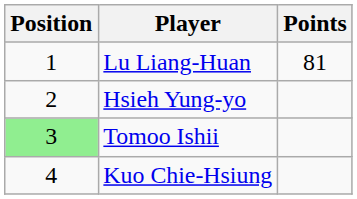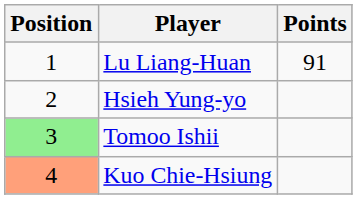(315, 61) 81 -> (315, 61) 91
(51, 174) no background -> (51, 174) lightsalmon background
